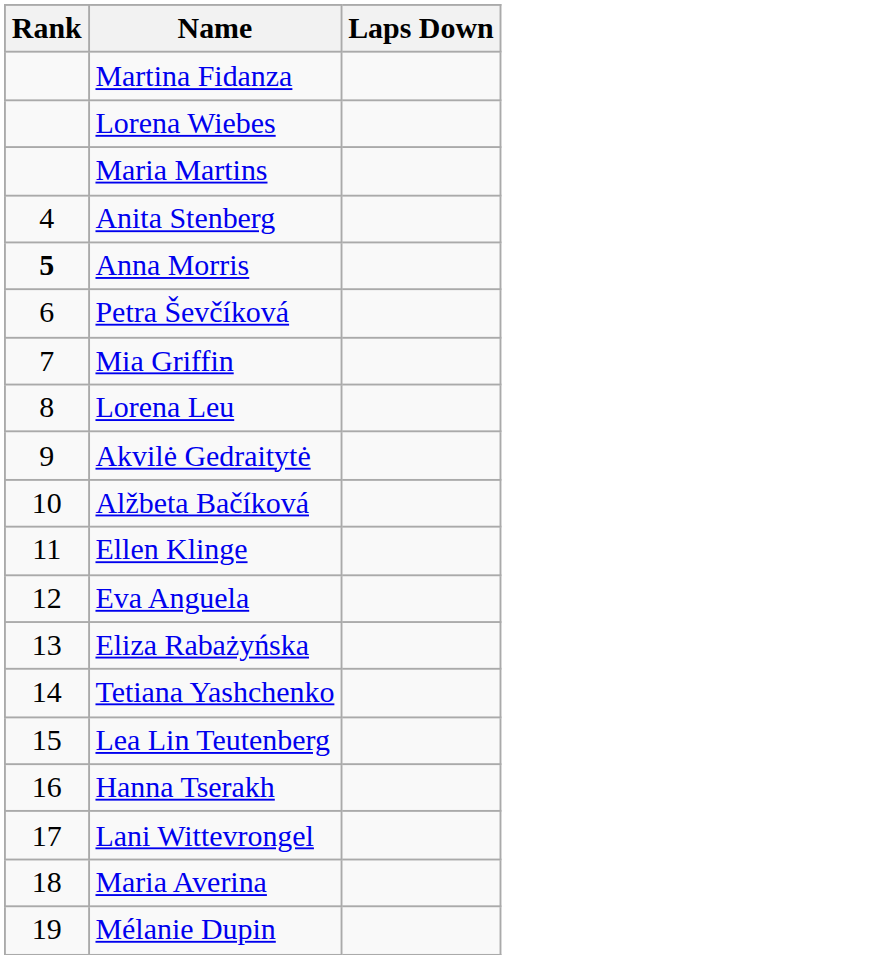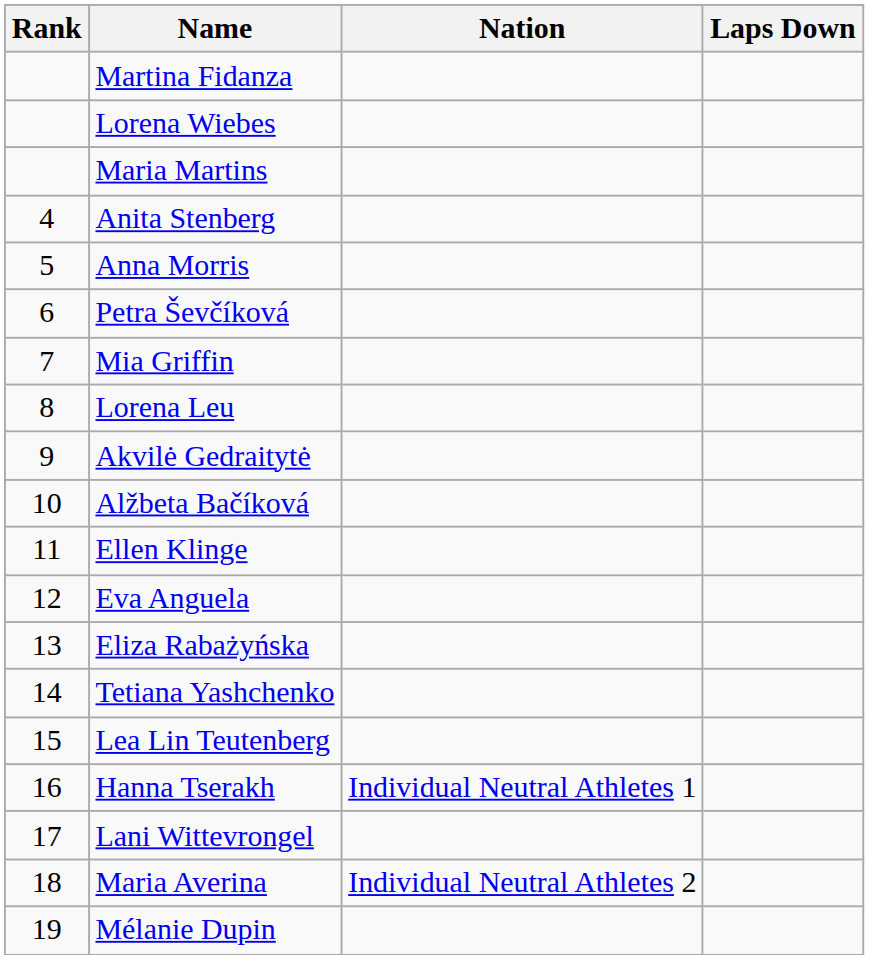+ column: (522, 28)
(47, 265) bold -> (47, 265) normal
